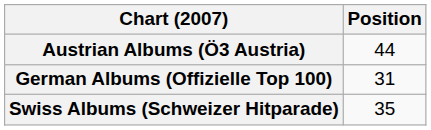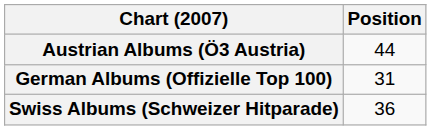(385, 109) 35 -> (385, 109) 36
